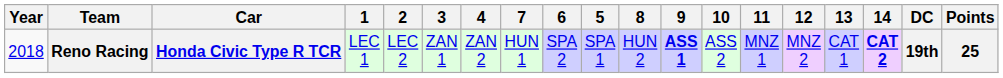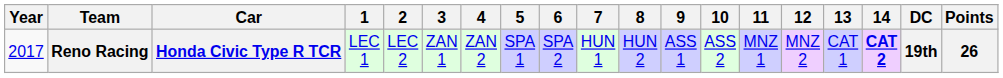columns swapped: (600, 17) <-> (522, 17)
(26, 51) 2018 -> (26, 51) 2017
(681, 51) bold -> (681, 51) normal
(970, 51) 25 -> (969, 51) 26
